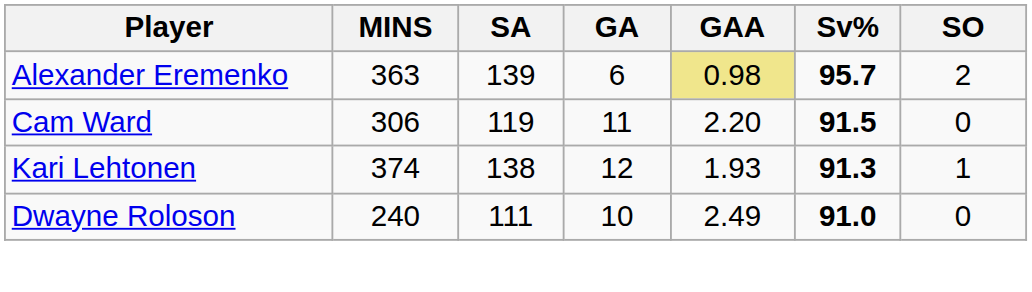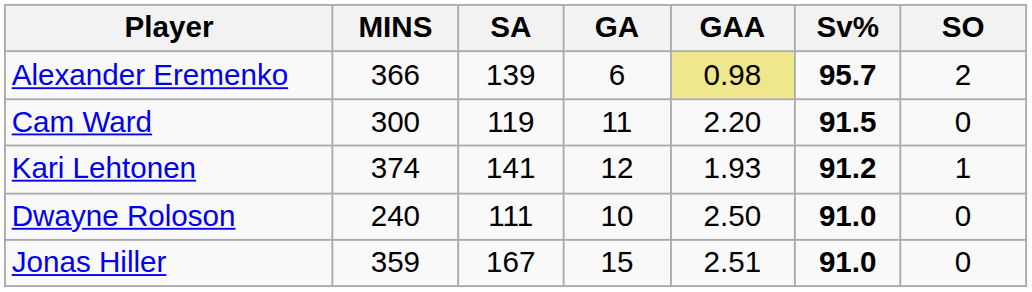(395, 74) 363 -> (395, 74) 366
(395, 121) 306 -> (395, 121) 300
(511, 168) 138 -> (511, 168) 141
(848, 168) 91.3 -> (848, 168) 91.2
(732, 215) 2.49 -> (732, 215) 2.50
+ row: (89, 262)
